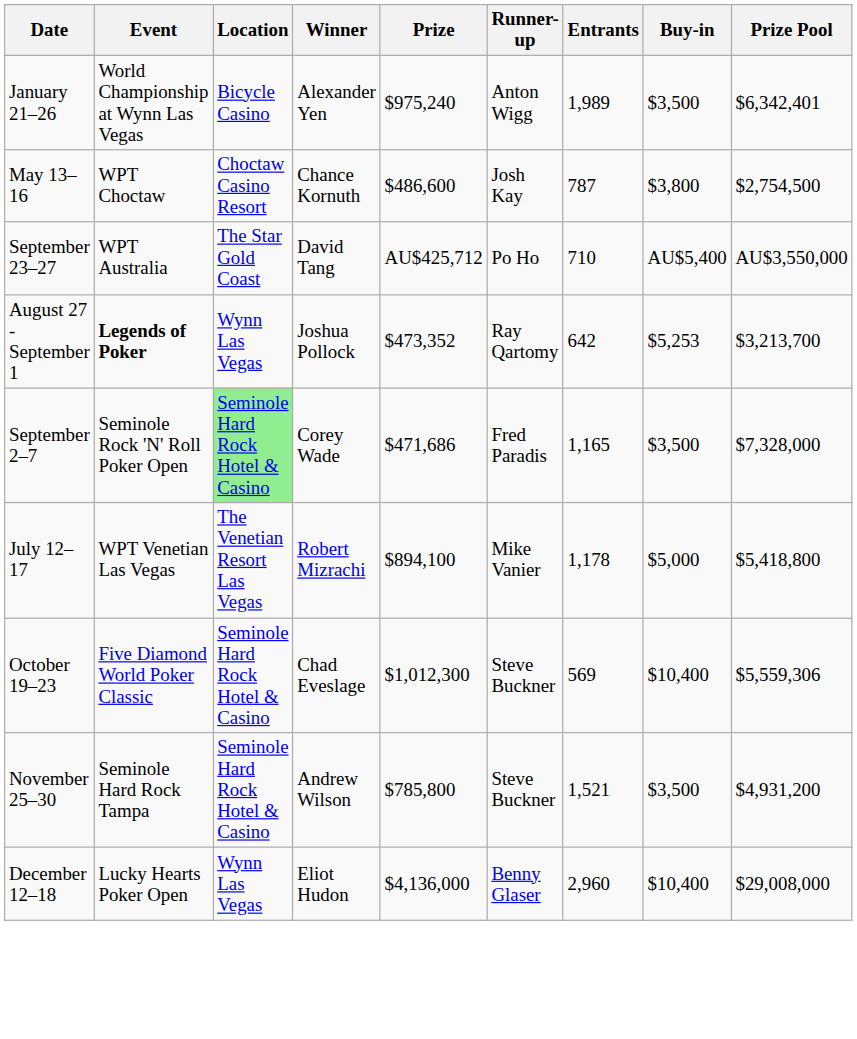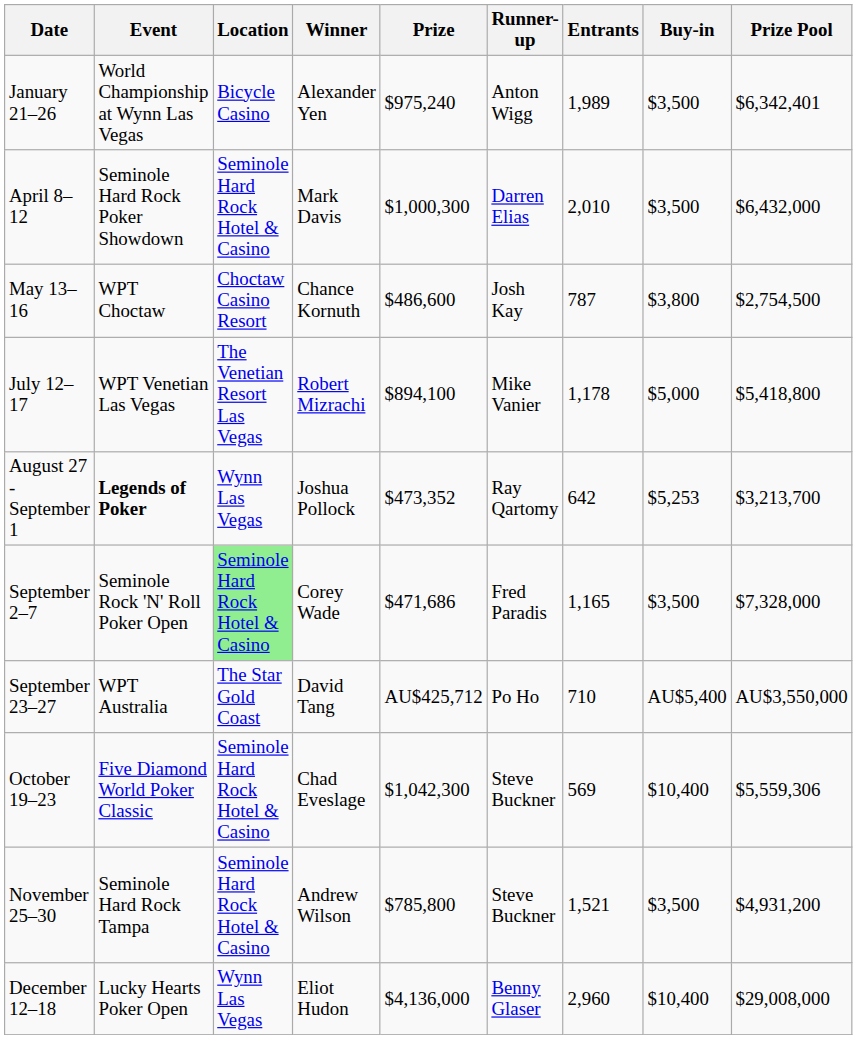+ row: (41, 206)
rows swapped: (41, 560) <-> (49, 257)
(427, 675) $1,012,300 -> (427, 790) $1,042,300
